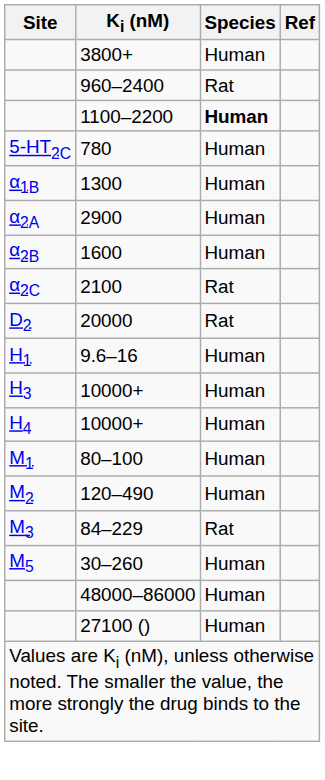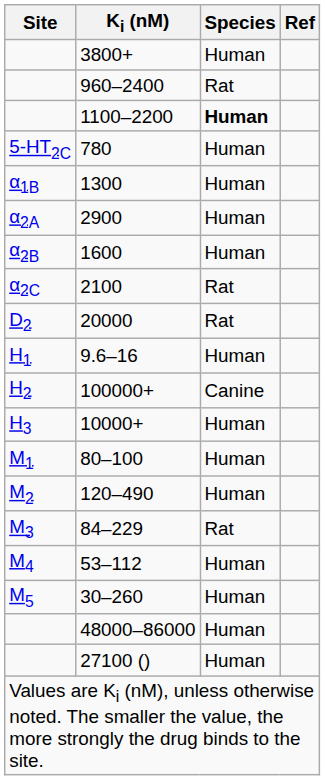+ row: (20, 390)
- row: (20, 424)
+ row: (21, 562)
